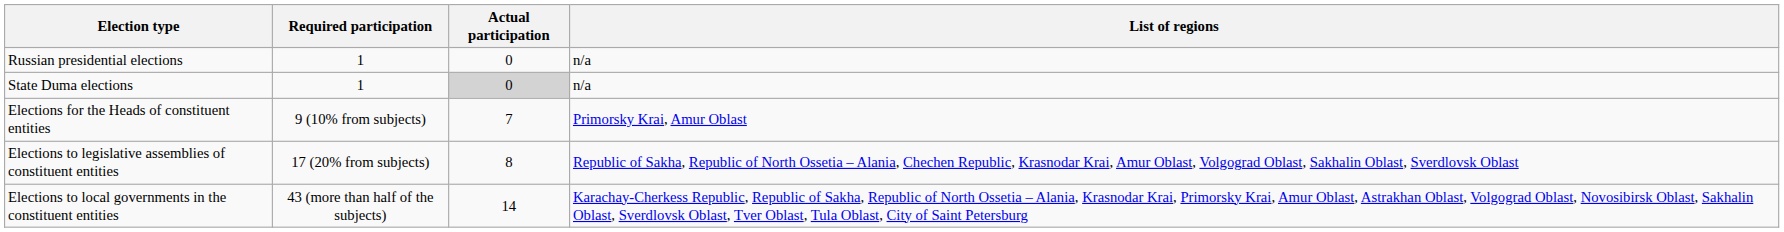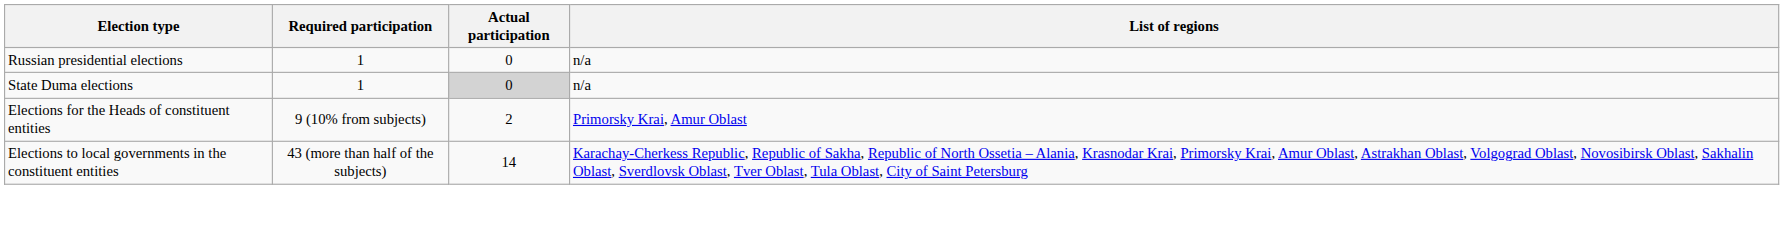(509, 119) 7 -> (509, 119) 2
- row: (117, 162)
